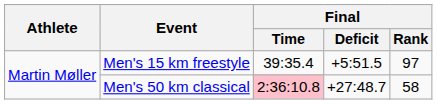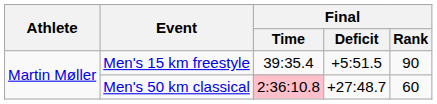(411, 63) 97 -> (411, 63) 90
(411, 87) 58 -> (411, 87) 60
